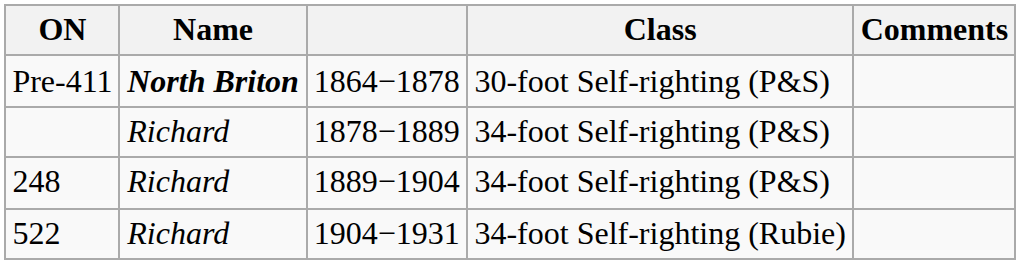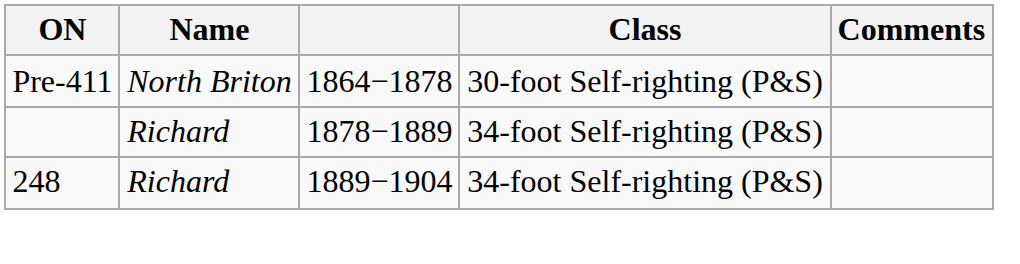(213, 80) bold -> (209, 80) normal
- row: (36, 232)
